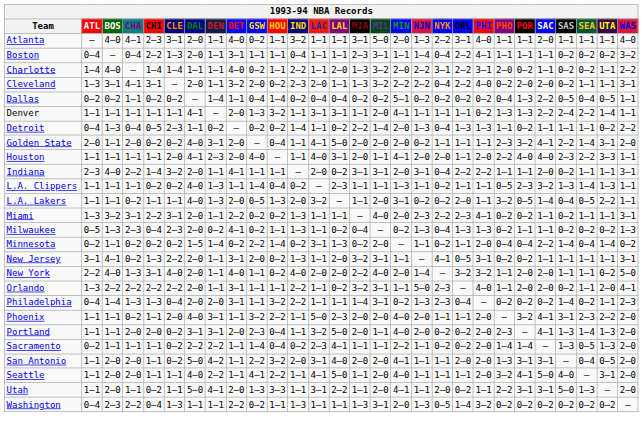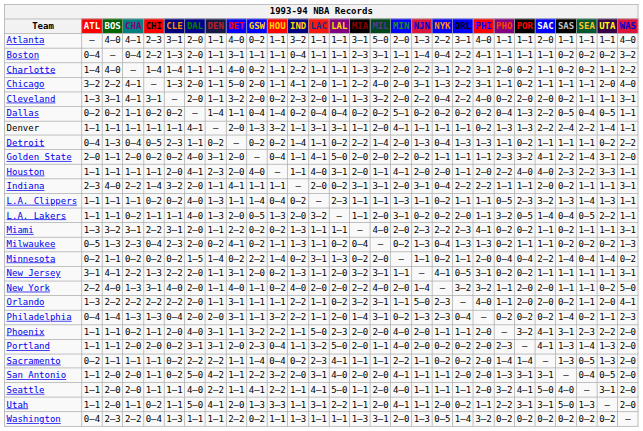(339, 70) 2–0 -> (339, 70) 1–1
+ row: (26, 85)
(401, 85) 2–2 -> (401, 99) 2–0
(401, 143) 2–0 -> (401, 158) 2–2
(133, 259) 0–2 -> (133, 274) 2–2
(339, 303) 1–1 -> (339, 318) 2–0
